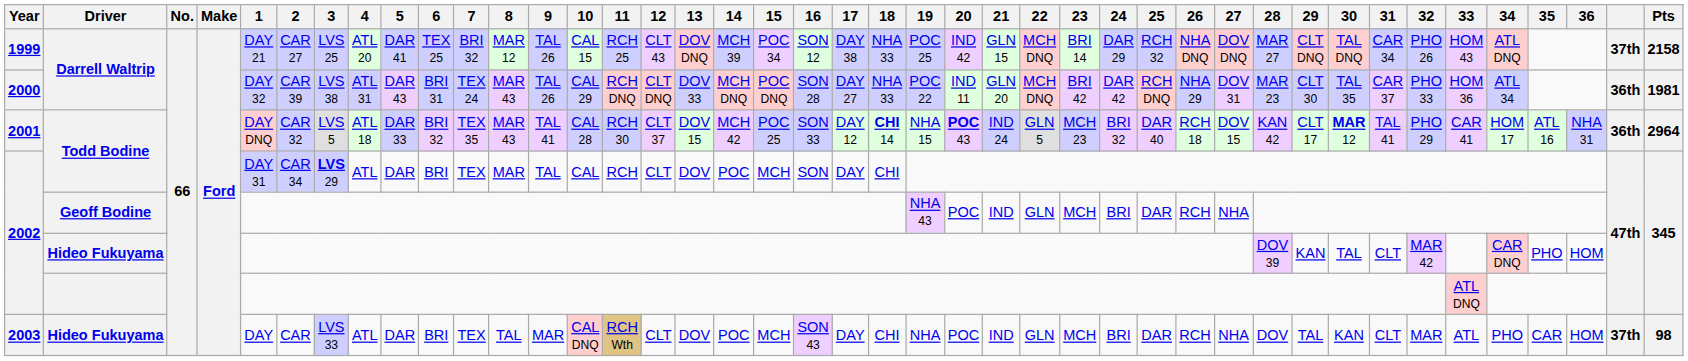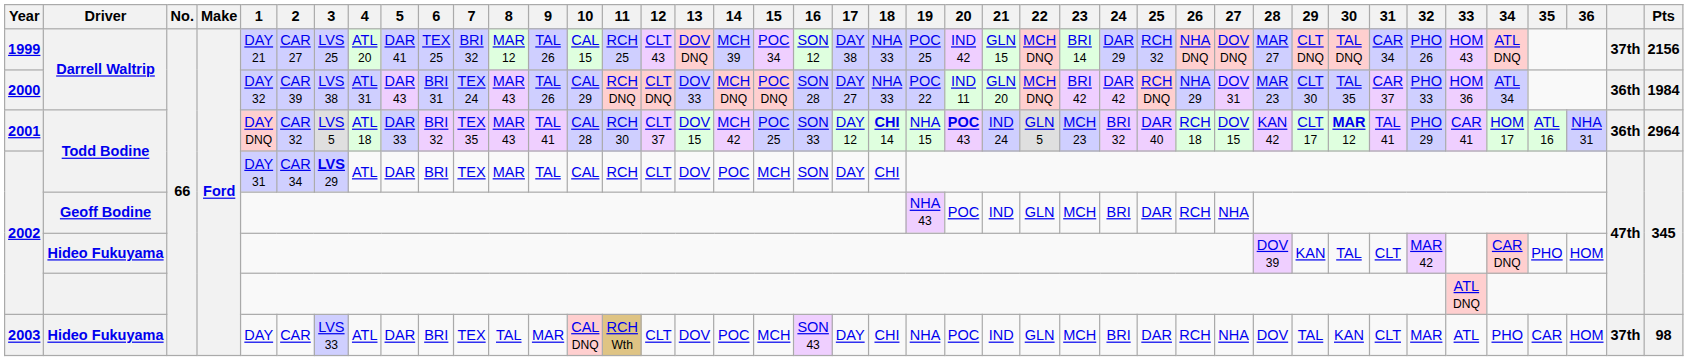(1664, 49) 2158 -> (1664, 49) 2156
(1664, 90) 1981 -> (1664, 90) 1984
